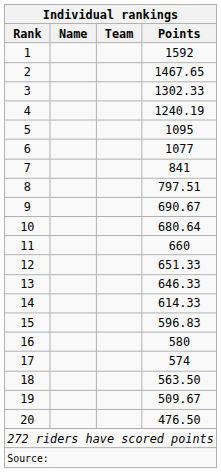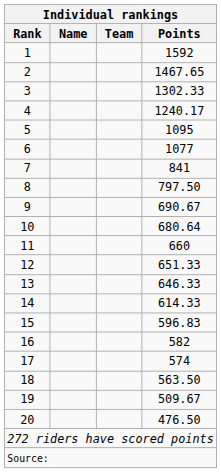(179, 110) 1240.19 -> (179, 110) 1240.17
(179, 188) 797.51 -> (179, 188) 797.50
(179, 342) 580 -> (179, 342) 582
